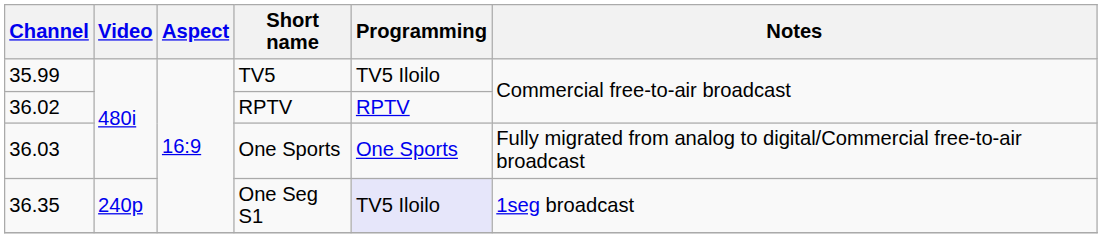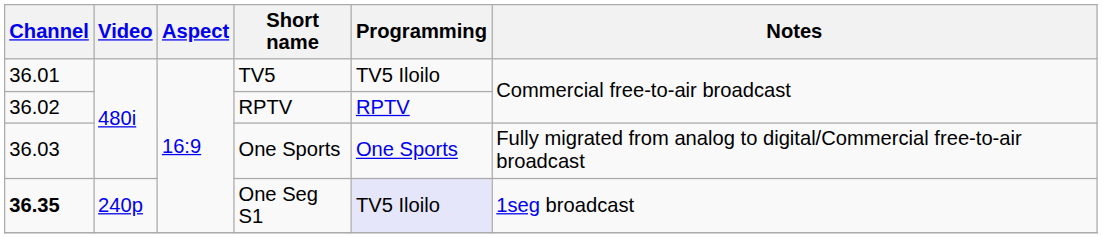(35, 75) 35.99 -> (35, 75) 36.01
(35, 205) normal -> (35, 205) bold
